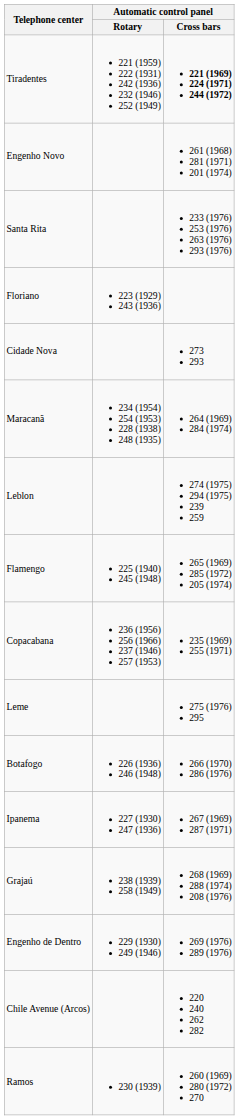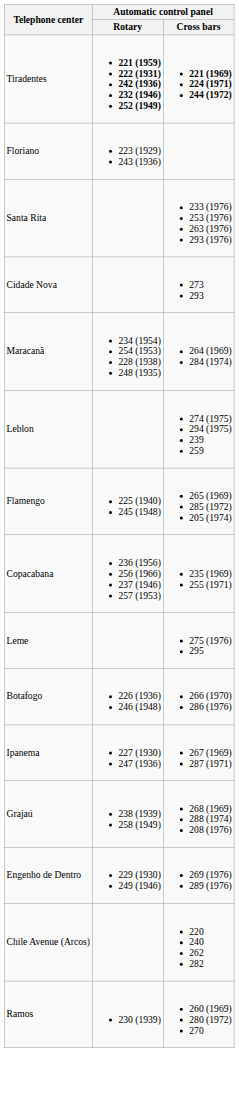(128, 84) normal -> (128, 84) bold
- row: (35, 156)
rows swapped: (23, 295) <-> (26, 229)
